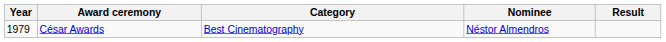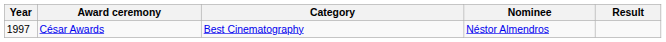(18, 29) 1979 -> (18, 29) 1997
